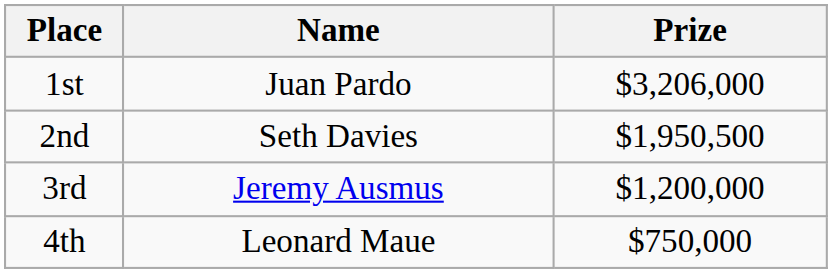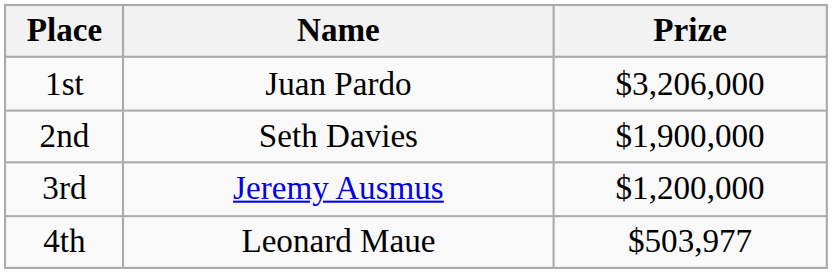(690, 135) $1,950,500 -> (690, 135) $1,900,000
(690, 240) $750,000 -> (690, 240) $503,977
